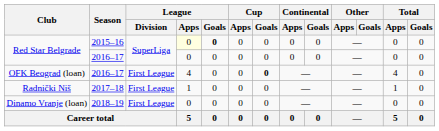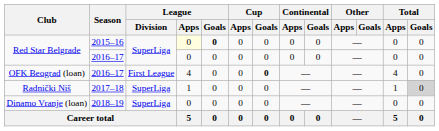(151, 88) First League -> (151, 88) SuperLiga
(421, 88) no background -> (421, 88) lightgrey background
(151, 103) First League -> (151, 103) SuperLiga
